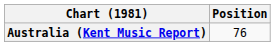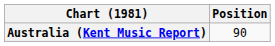(240, 32) 76 -> (240, 32) 90
